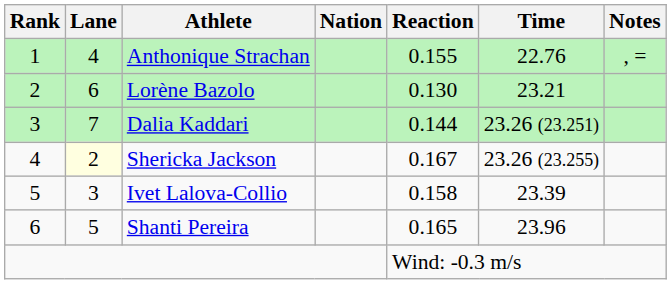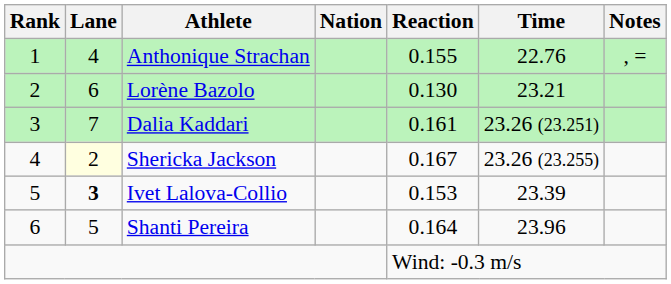(433, 124) 0.144 -> (433, 124) 0.161
(93, 192) normal -> (93, 192) bold
(433, 192) 0.158 -> (433, 192) 0.153
(433, 227) 0.165 -> (433, 227) 0.164
